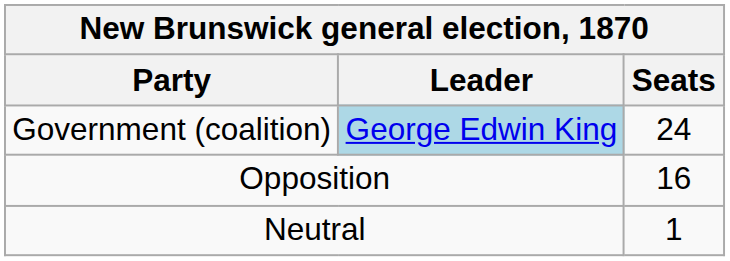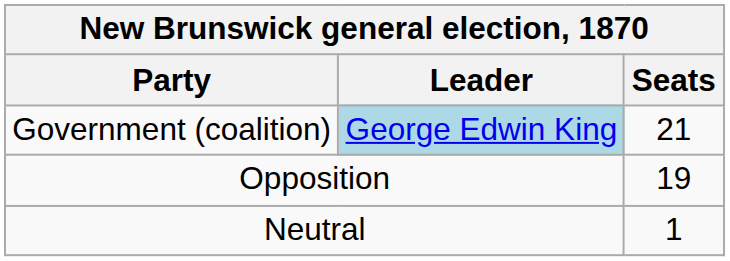(674, 129) 24 -> (674, 129) 21
(674, 179) 16 -> (674, 179) 19
